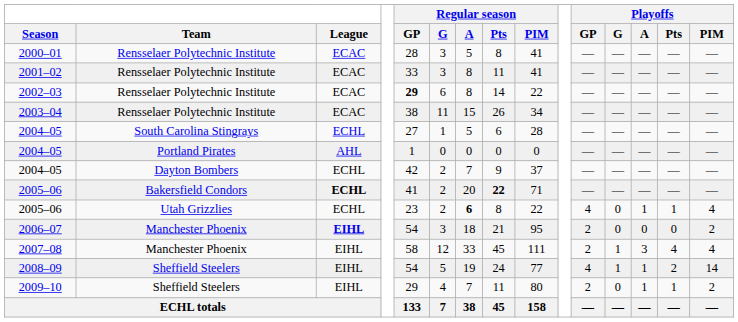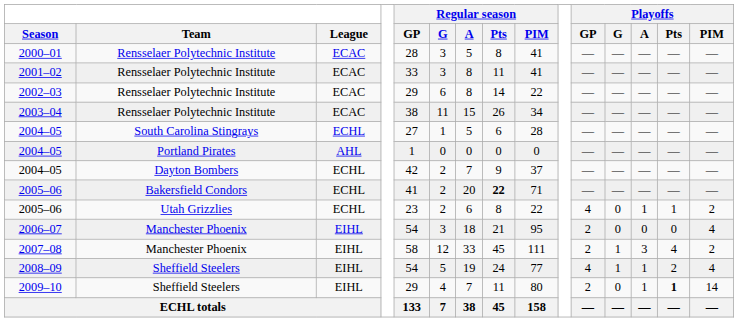(412, 92) bold -> (412, 92) normal
(349, 190) bold -> (349, 190) normal
(469, 209) bold -> (469, 209) normal
(712, 209) 4 -> (712, 209) 2
(349, 229) bold -> (349, 229) normal
(712, 229) 2 -> (712, 229) 4
(712, 248) 4 -> (712, 248) 2
(712, 268) 14 -> (712, 268) 4
(674, 287) normal -> (674, 287) bold
(712, 287) 2 -> (712, 287) 14
